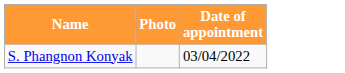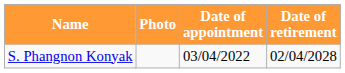+ column: (303, 24)
